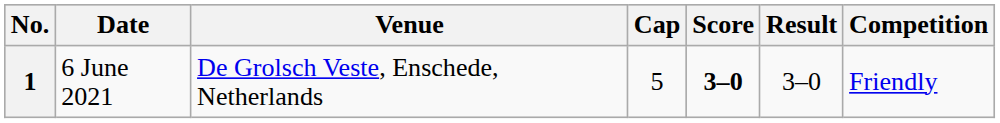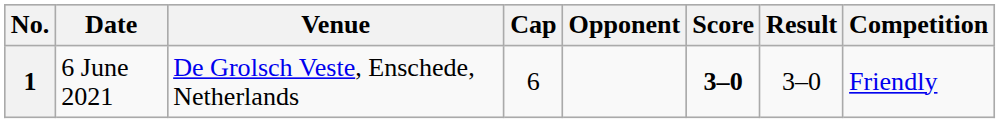+ column: (624, 25)
(657, 81) 5 -> (533, 81) 6
